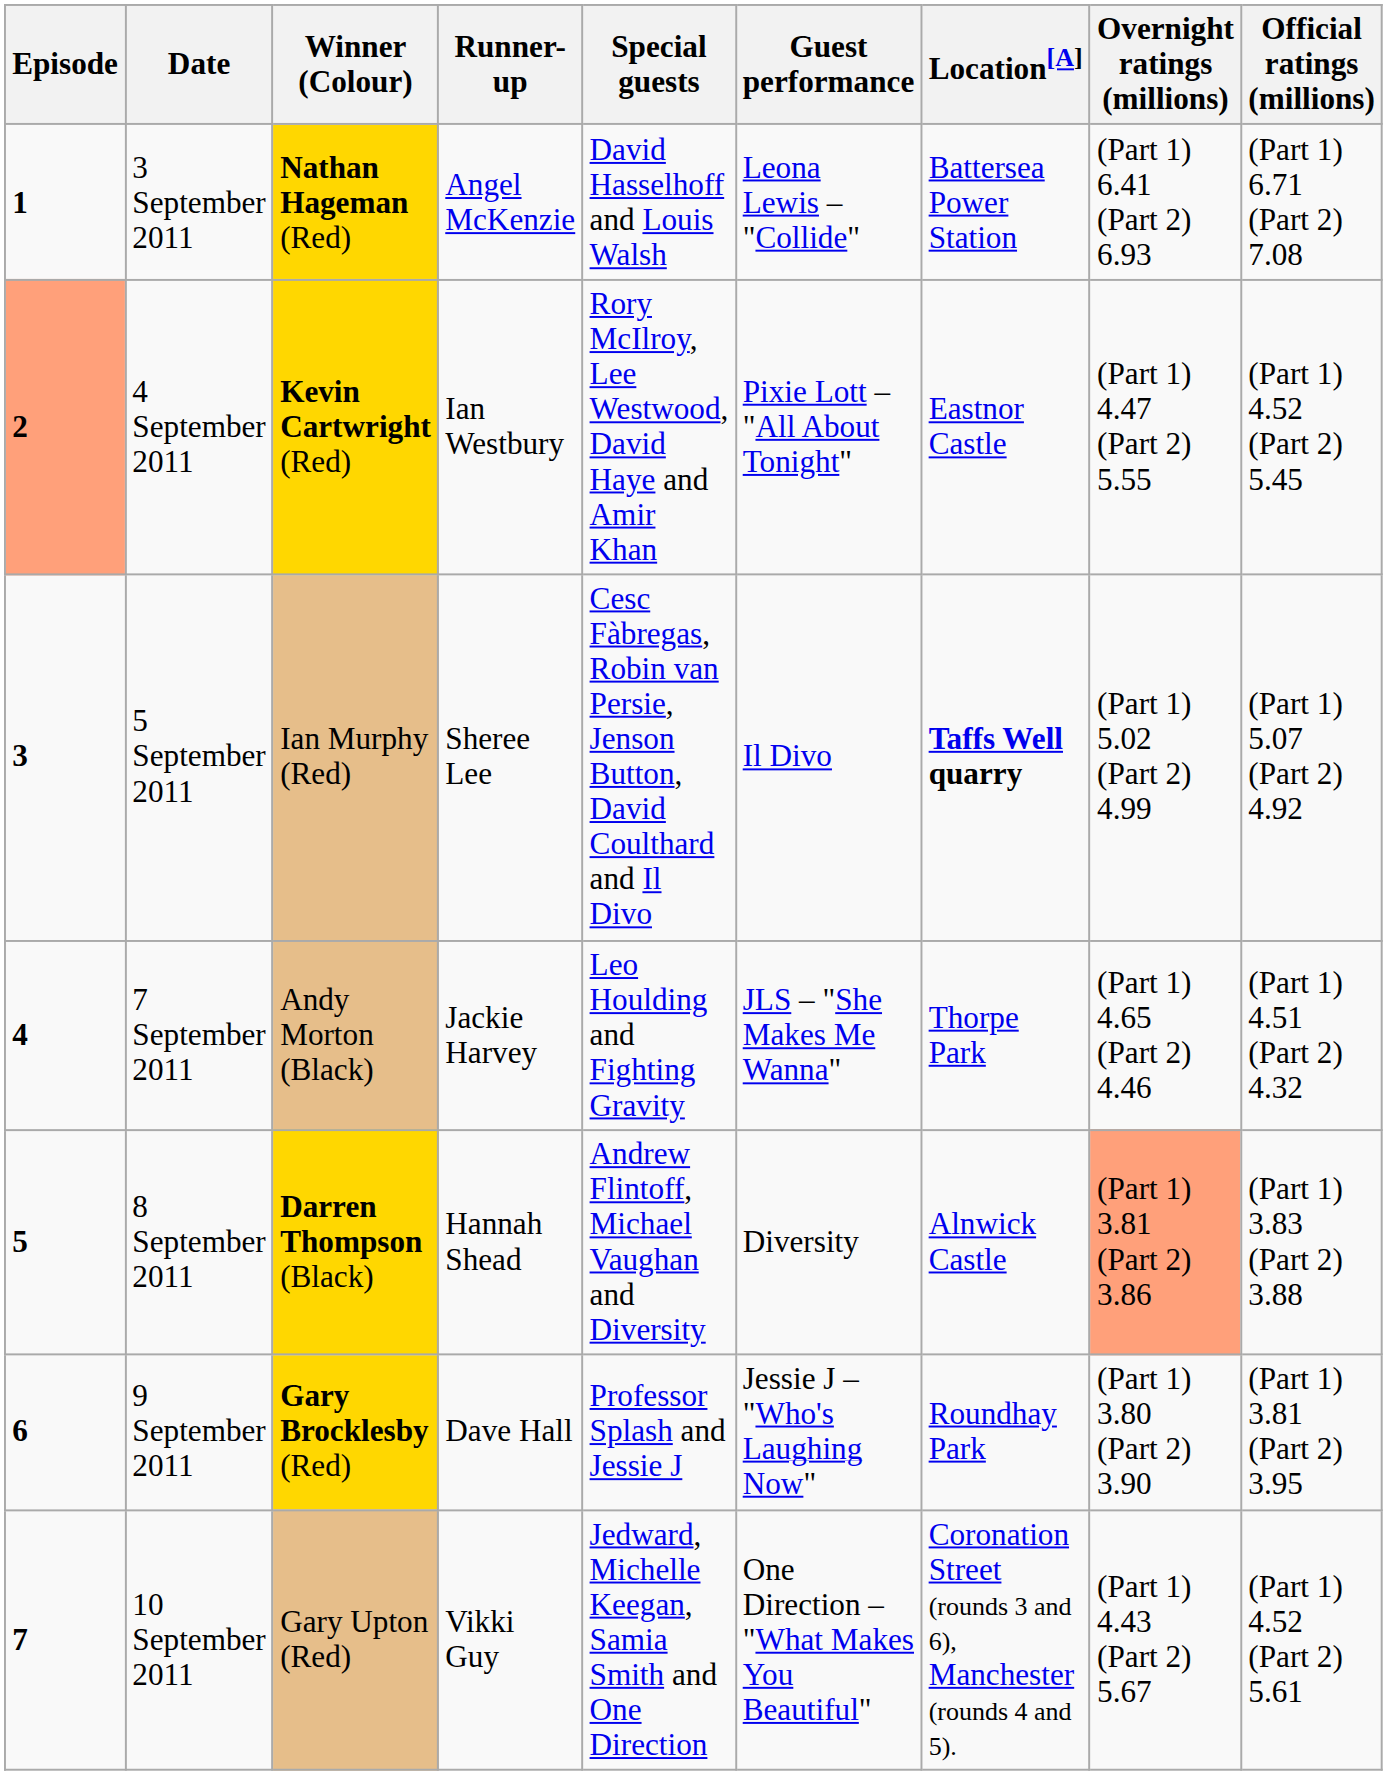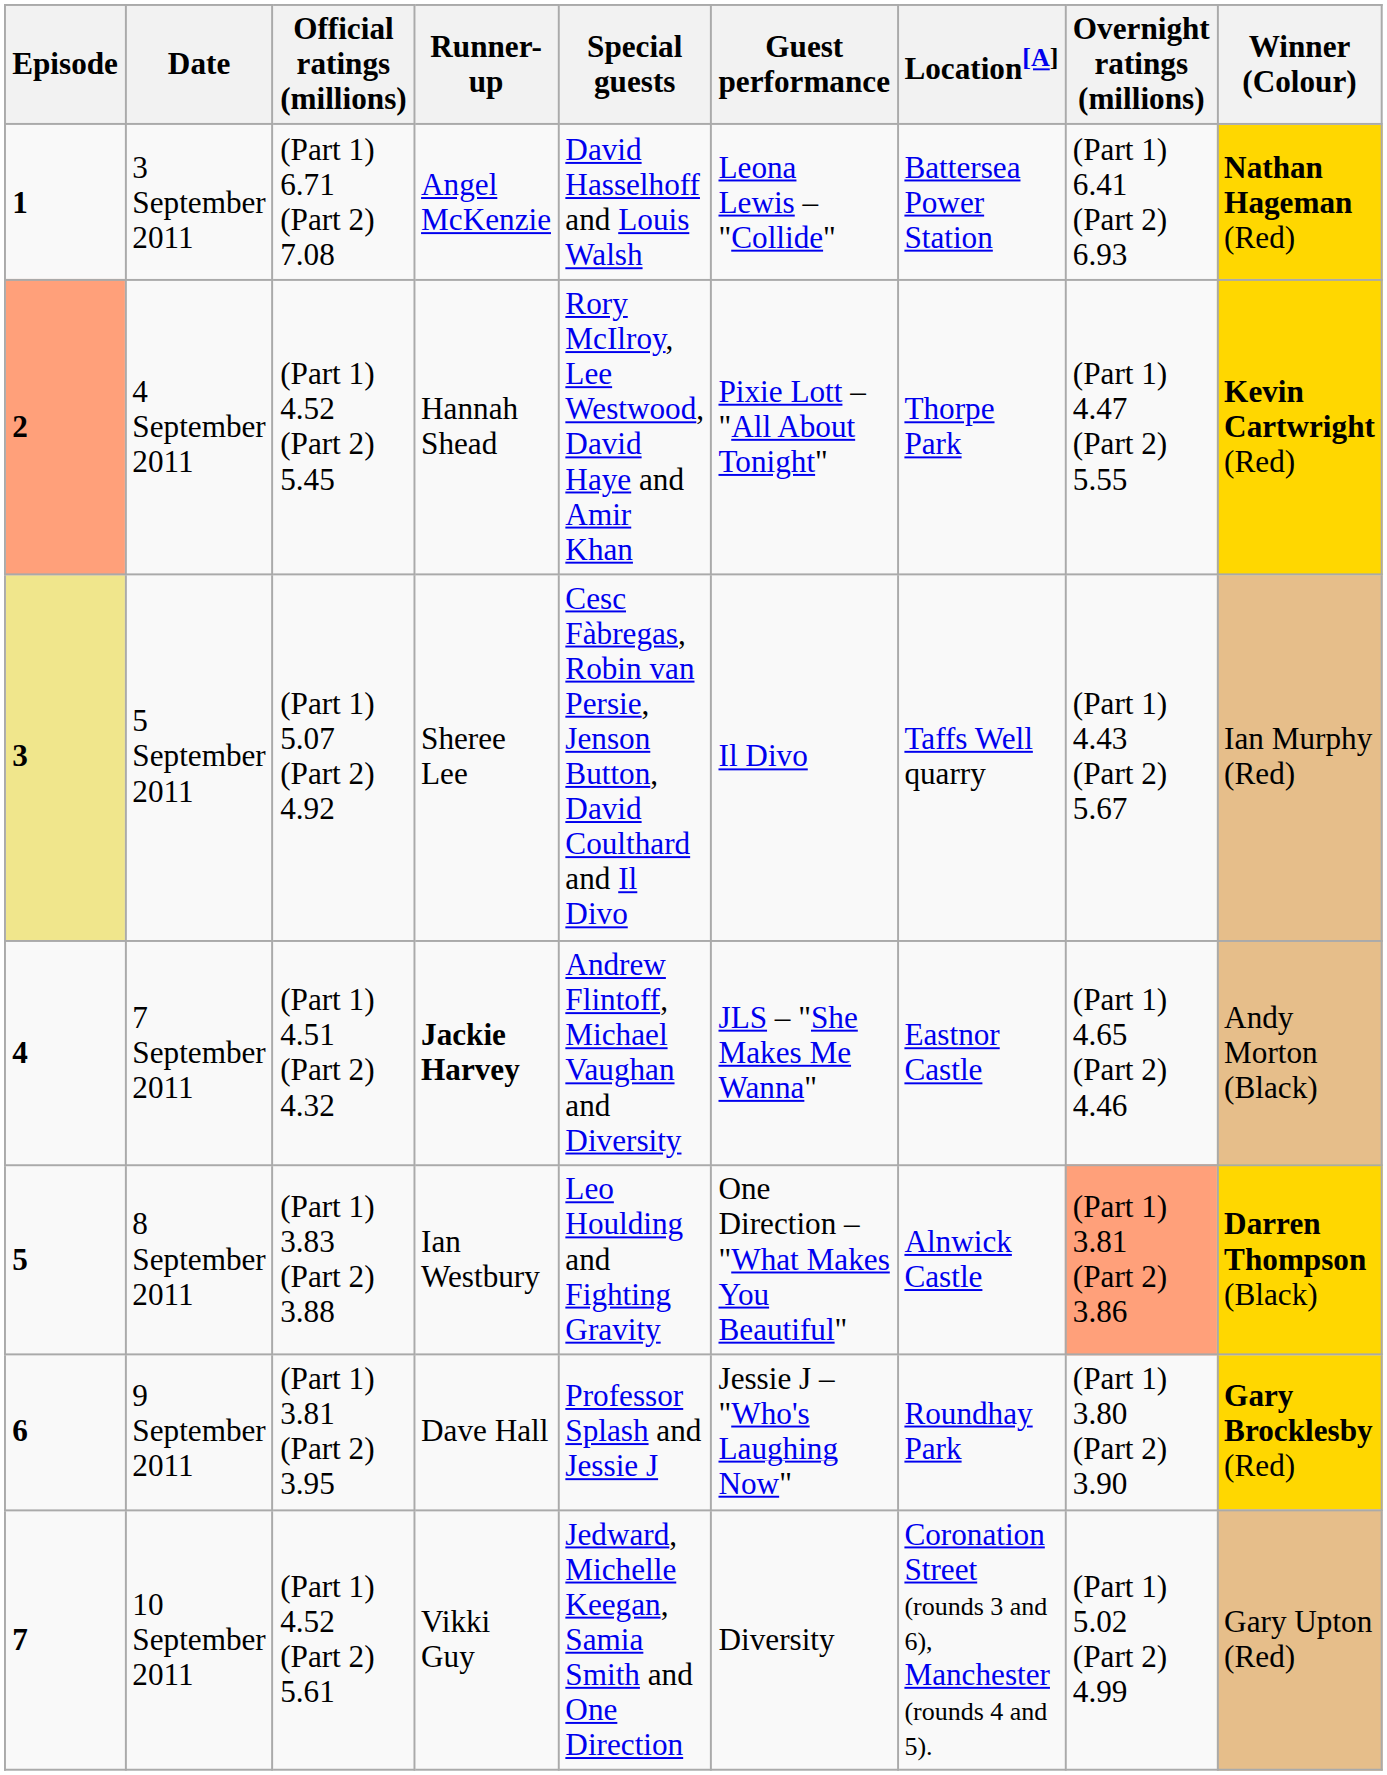columns swapped: (356, 64) <-> (1312, 64)
(505, 426) Ian Westbury -> (470, 426) Hannah Shead
(976, 426) Eastnor Castle -> (949, 426) Thorpe Park
(20, 756) no background -> (20, 756) khaki background
(996, 756) bold -> (969, 756) normal
(1144, 756) (Part 1) 5.02 (Part 2) 4.99 -> (1120, 756) (Part 1) 4.43 (Part 2) 5.67
(491, 1034) normal -> (470, 1052) bold
(649, 1034) Leo Houlding and Fighting Gravity -> (623, 1052) Andrew Flintoff, Michael Vaughan and Diversity
(974, 1034) Thorpe Park -> (952, 1052) Eastnor Castle
(494, 1241) Hannah Shead -> (480, 1259) Ian Westbury
(648, 1241) Andrew Flintoff, Michael Vaughan and Diversity -> (624, 1259) Leo Houlding and Fighting Gravity
(801, 1241) Diversity -> (804, 1259) One Direction – "What Makes You Beautiful"
(828, 1639) One Direction – "What Makes You Beautiful" -> (777, 1639) Diversity
(1144, 1639) (Part 1) 4.43 (Part 2) 5.67 -> (1120, 1639) (Part 1) 5.02 (Part 2) 4.99
